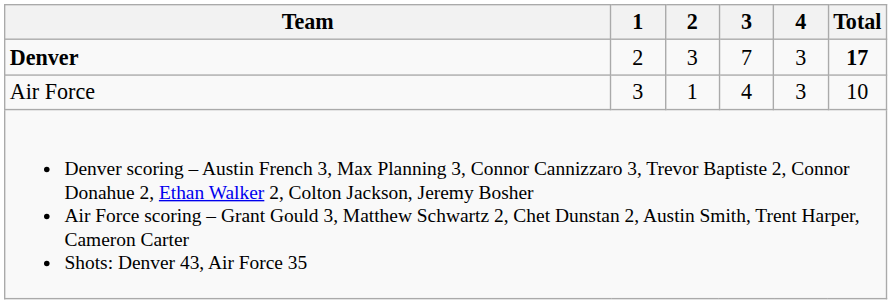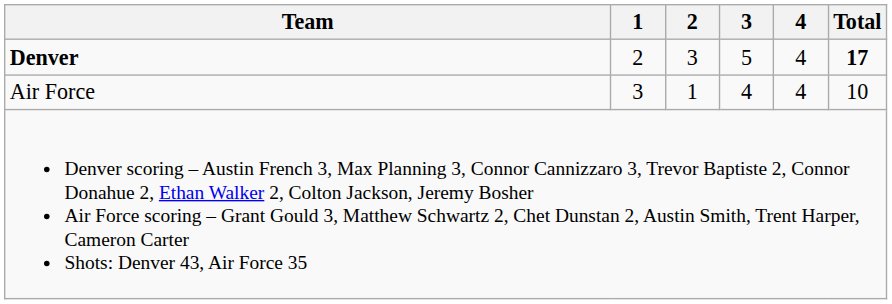(747, 57) 7 -> (747, 57) 5
(801, 57) 3 -> (801, 57) 4
(801, 92) 3 -> (801, 92) 4
